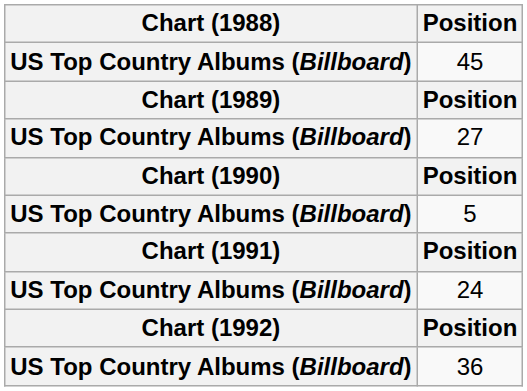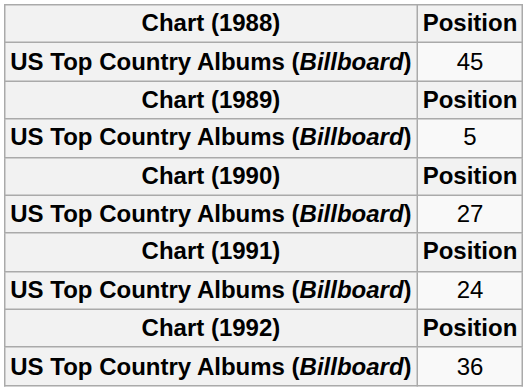rows swapped: (470, 213) <-> (470, 137)
